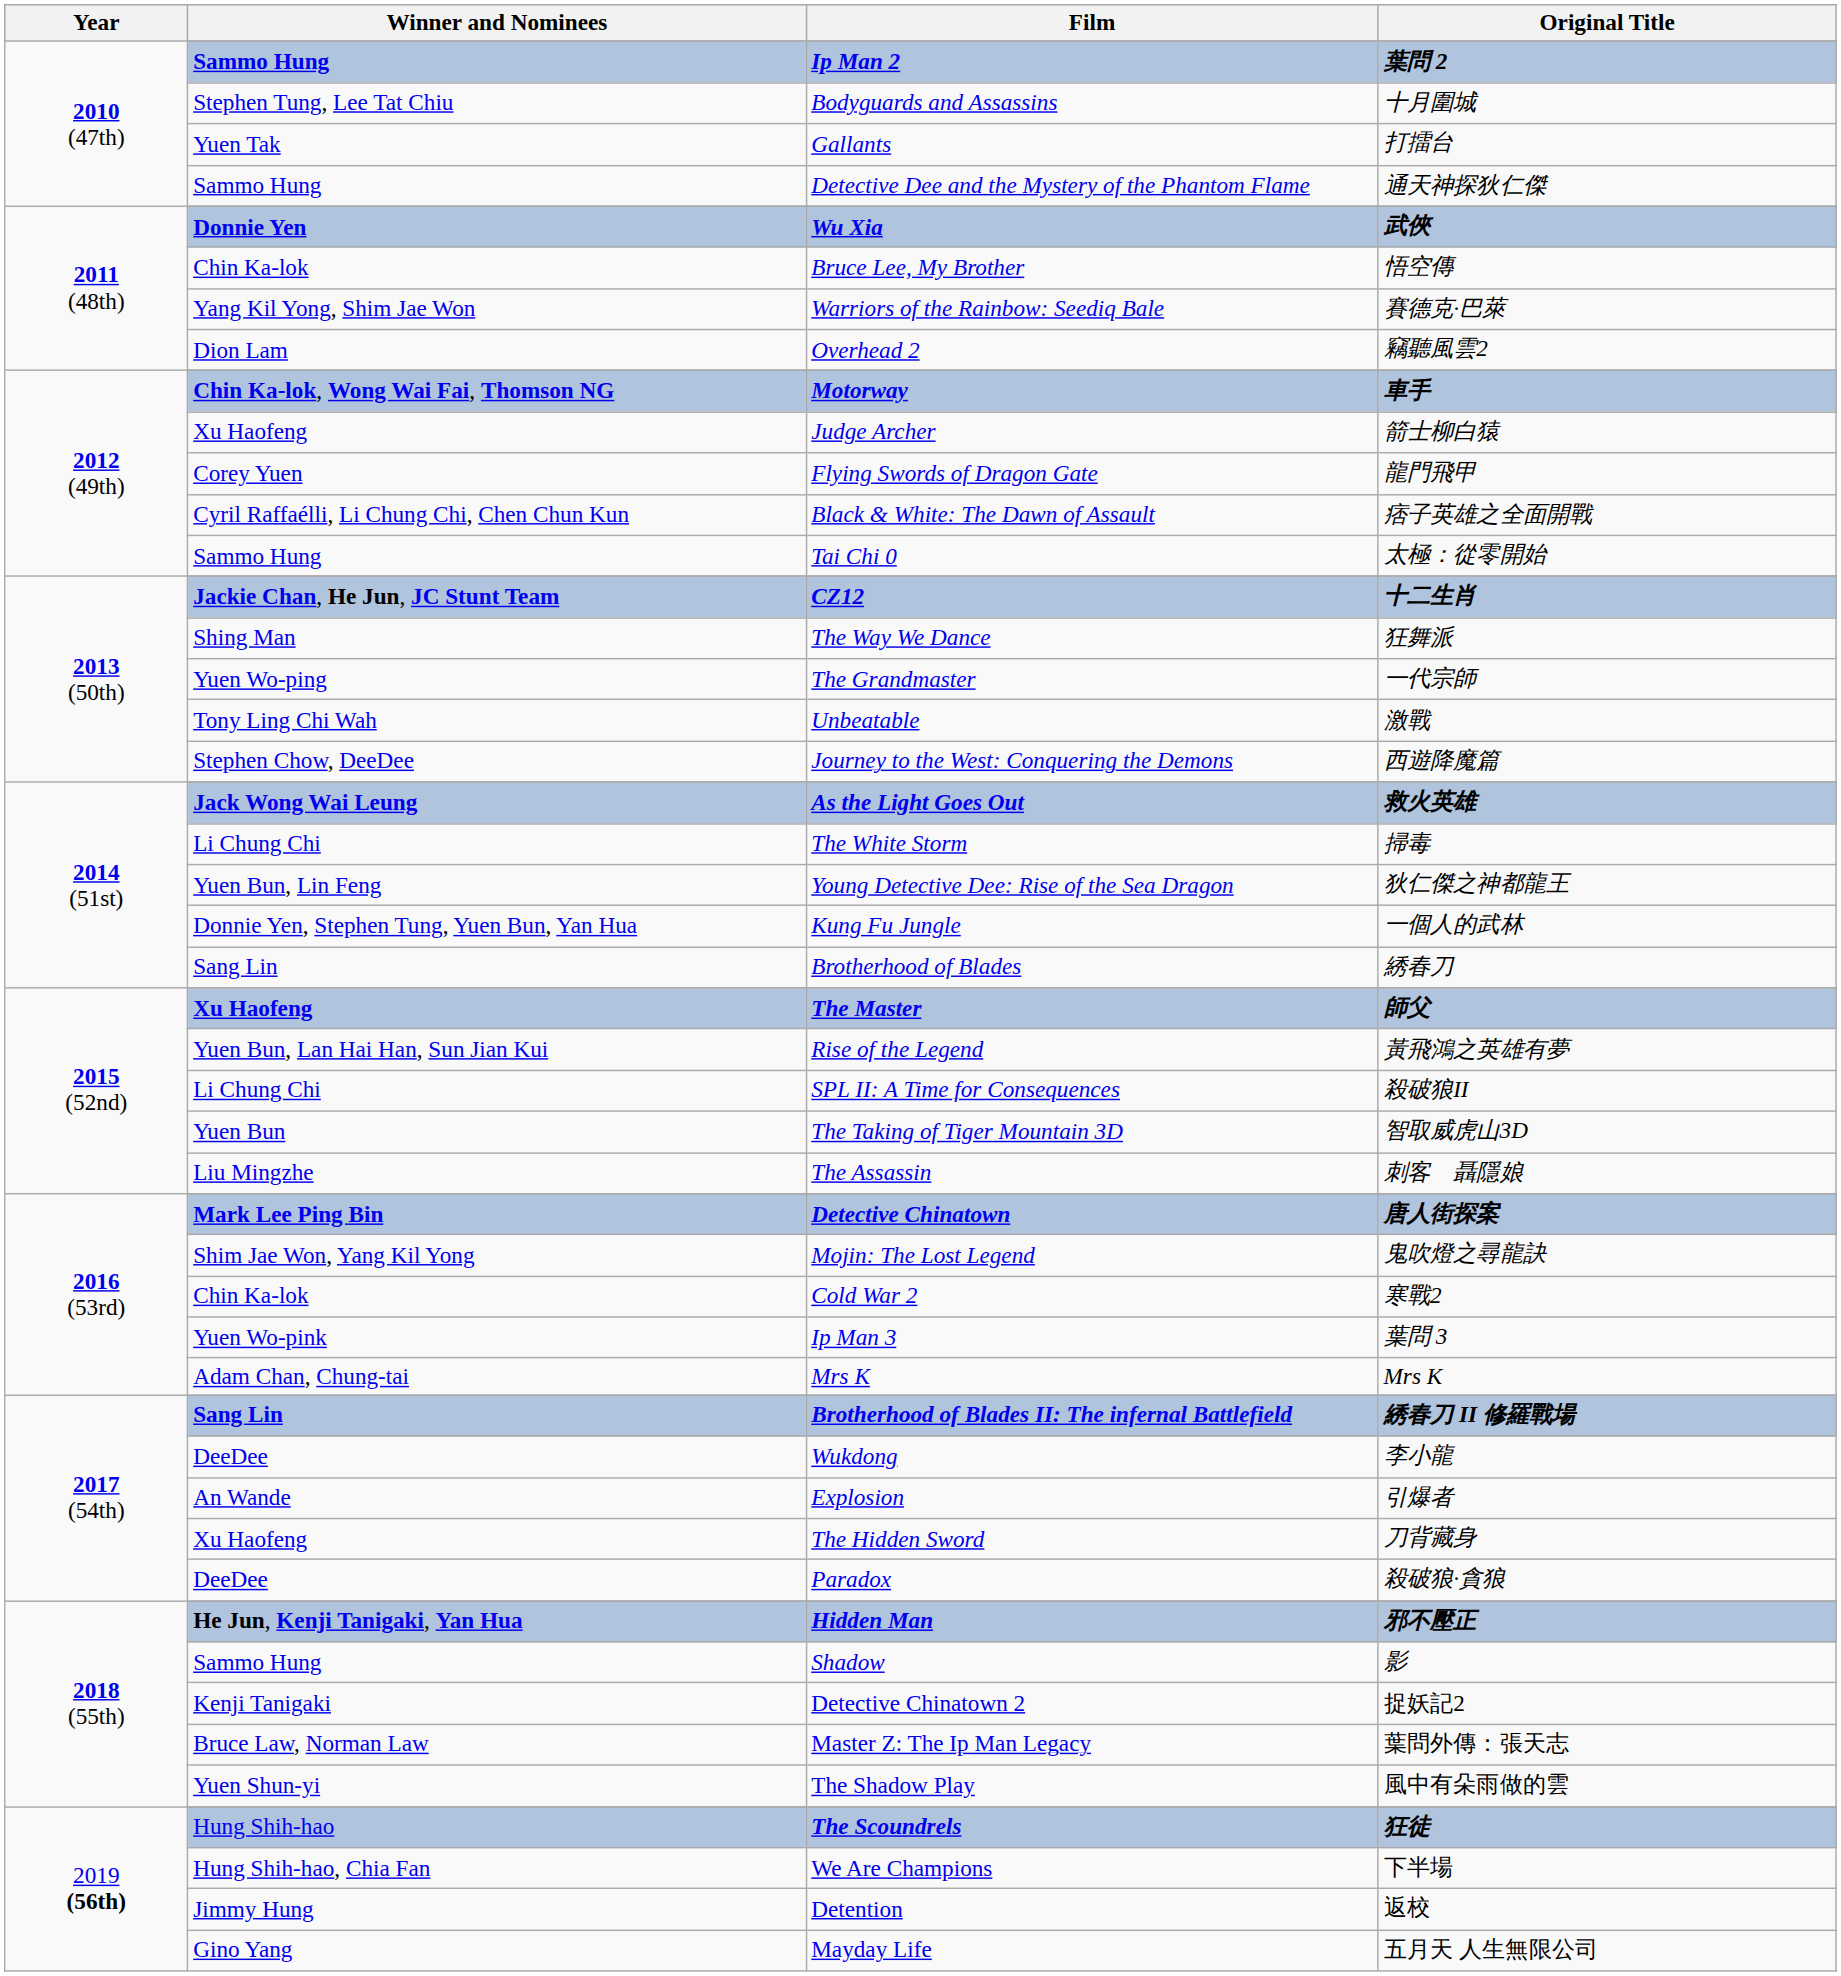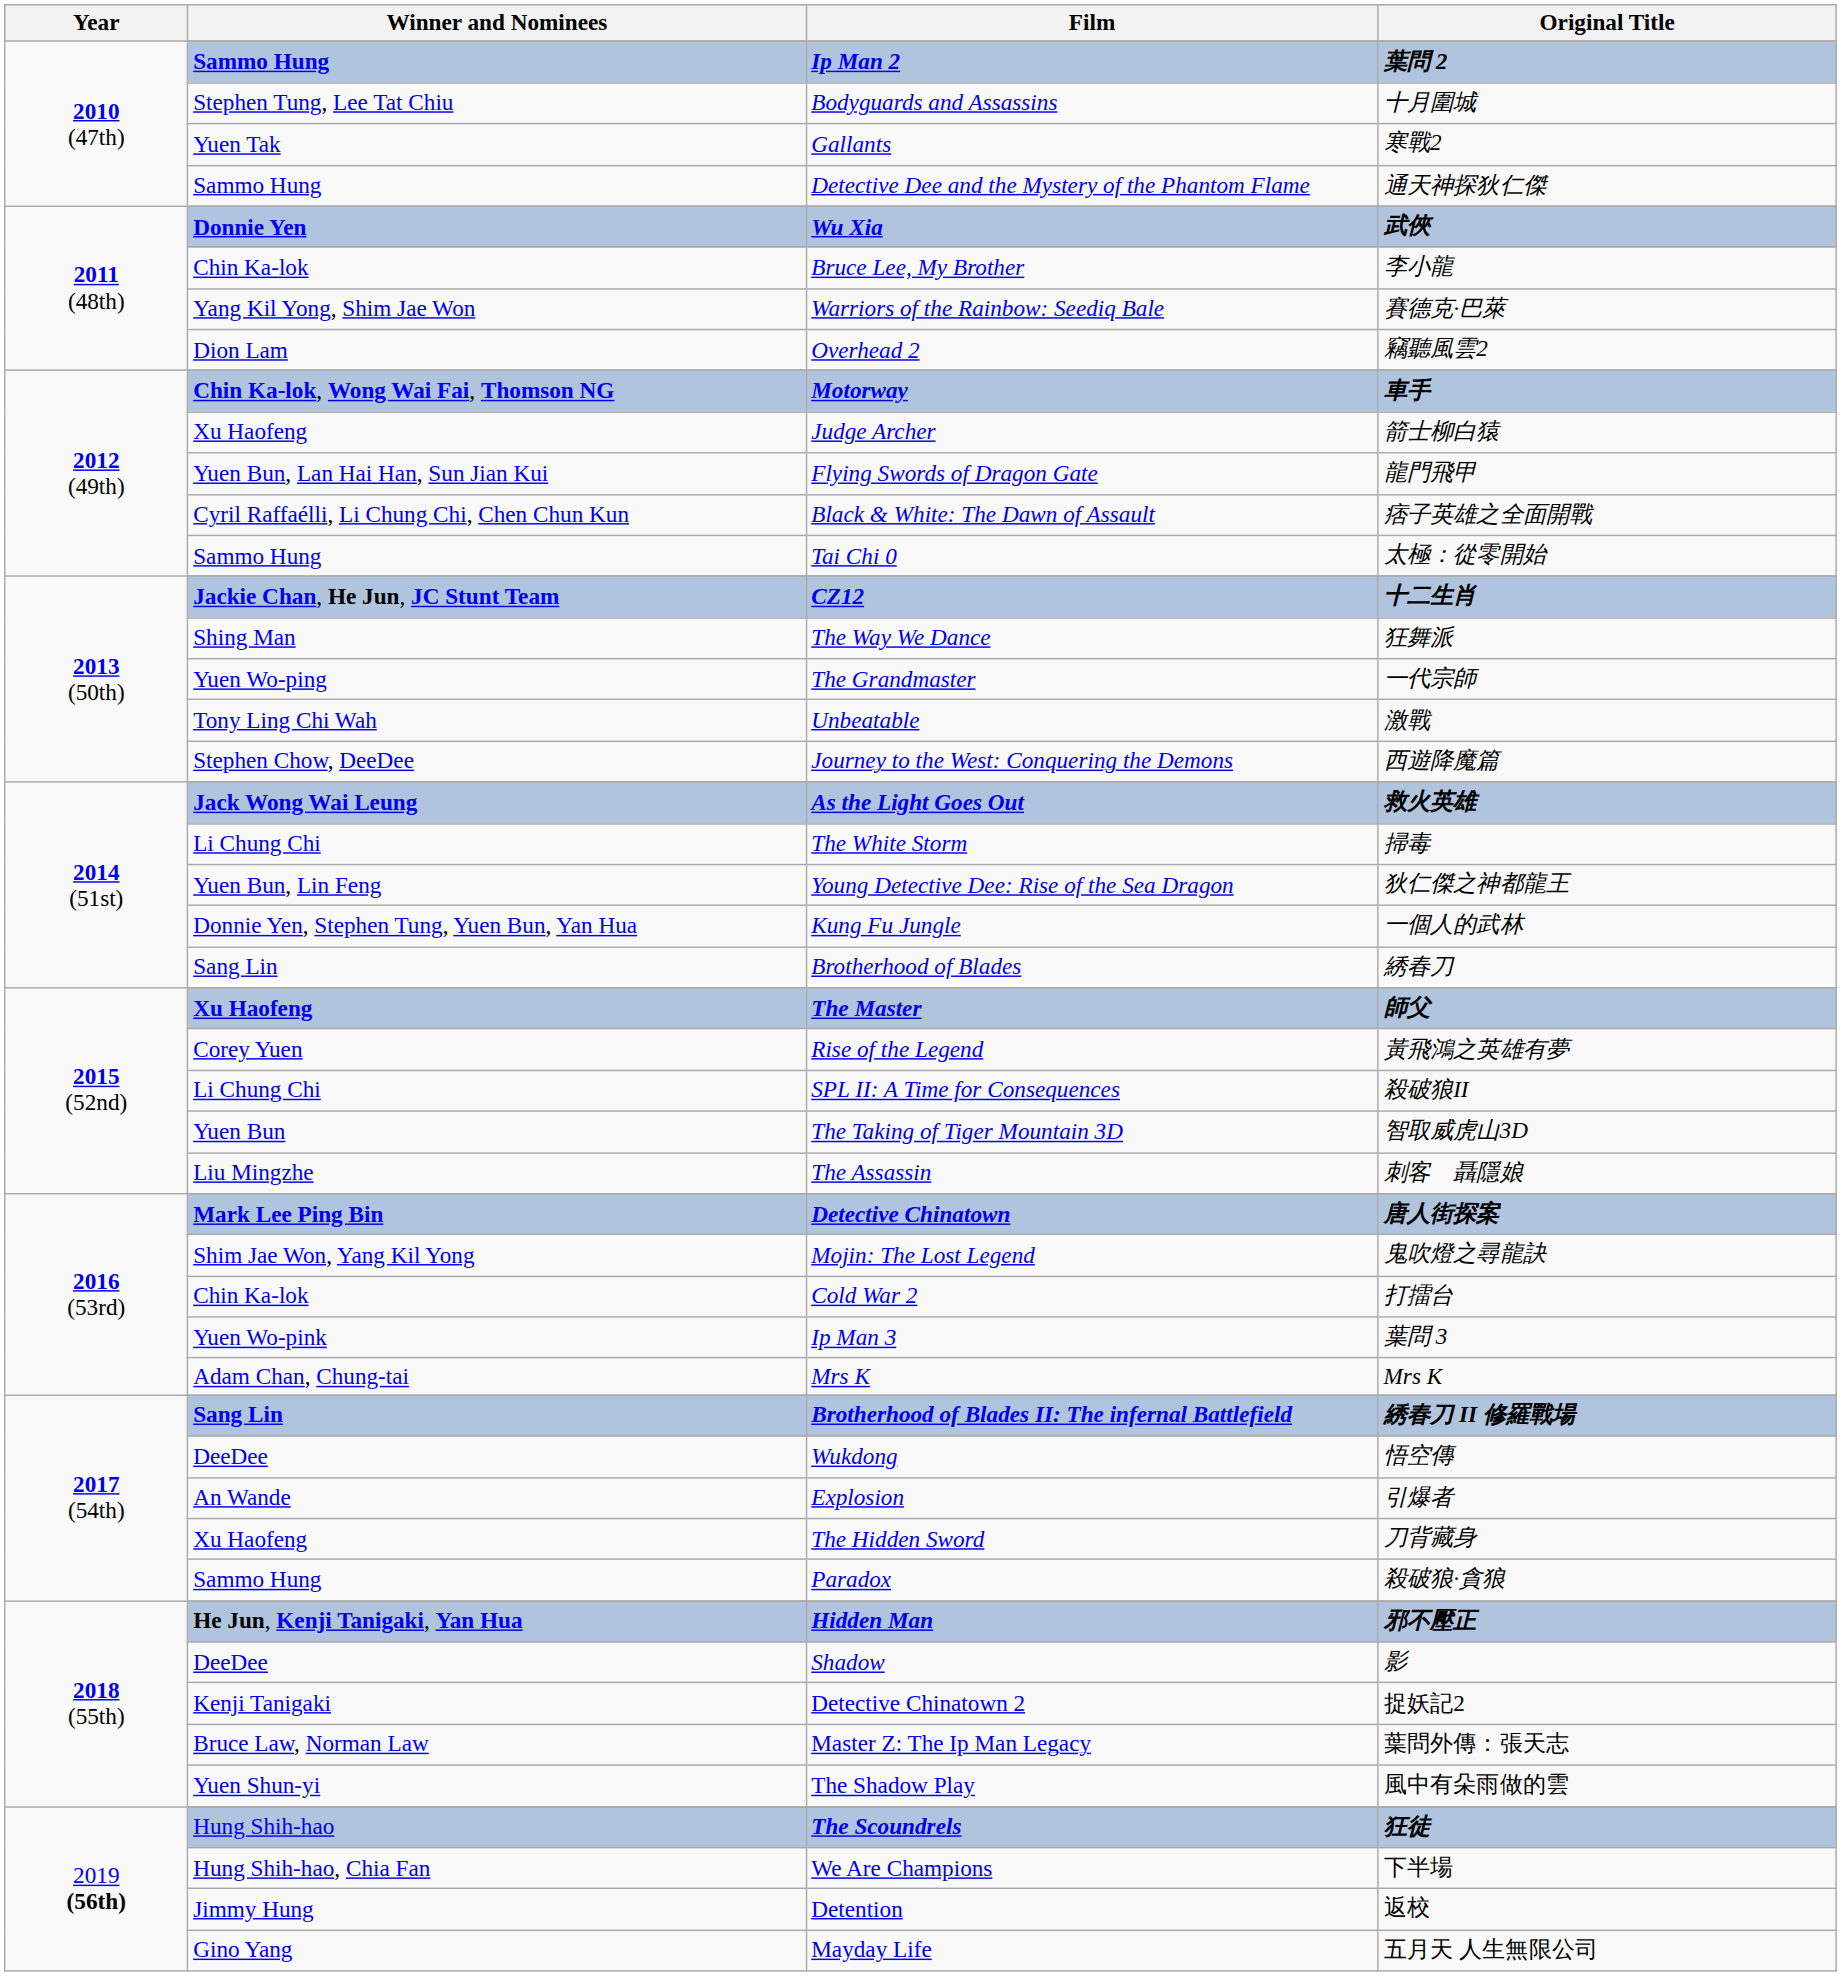(1418, 143) 打擂台 -> (1413, 143) 寒戰2
(1418, 266) 悟空傳 -> (1418, 266) 李小龍
(248, 473) Corey Yuen -> (371, 473) Yuen Bun, Lan Hai Han, Sun Jian Kui
(371, 1049) Yuen Bun, Lan Hai Han, Sun Jian Kui -> (248, 1049) Corey Yuen
(1413, 1295) 寒戰2 -> (1418, 1295) 打擂台
(1418, 1455) 李小龍 -> (1418, 1455) 悟空傳
(231, 1579) DeeDee -> (257, 1579) Sammo Hung
(257, 1662) Sammo Hung -> (231, 1662) DeeDee
